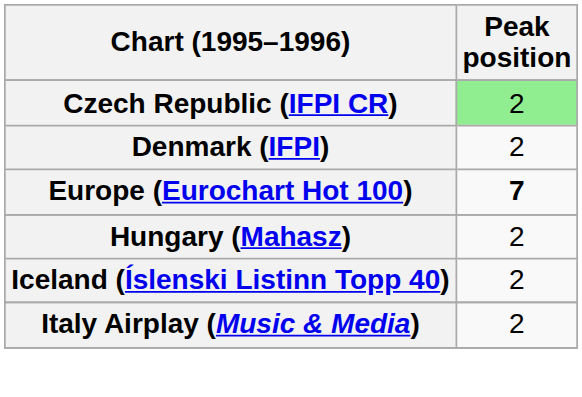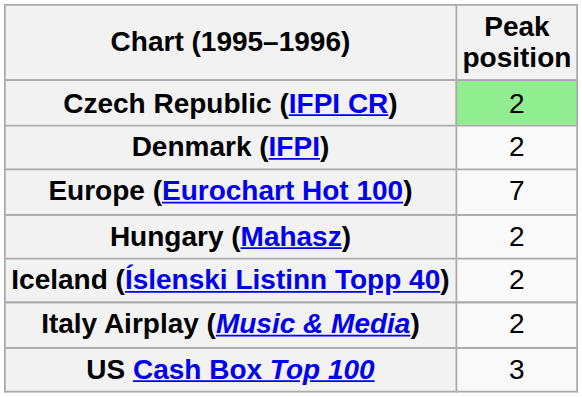(517, 191) bold -> (517, 191) normal
+ row: (230, 369)
